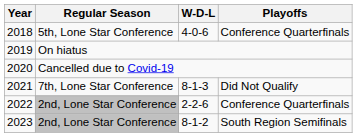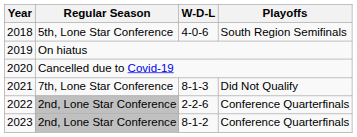(285, 31) Conference Quarterfinals -> (284, 31) South Region Semifinals
(284, 123) South Region Semifinals -> (285, 123) Conference Quarterfinals
